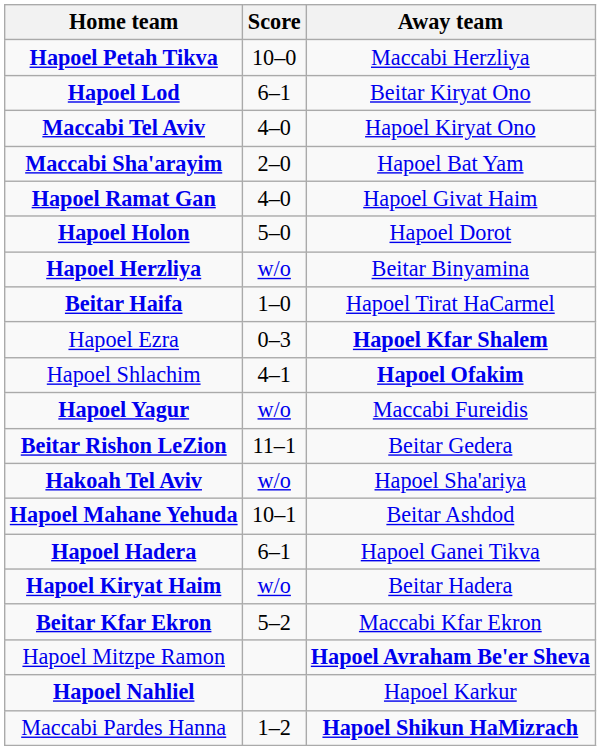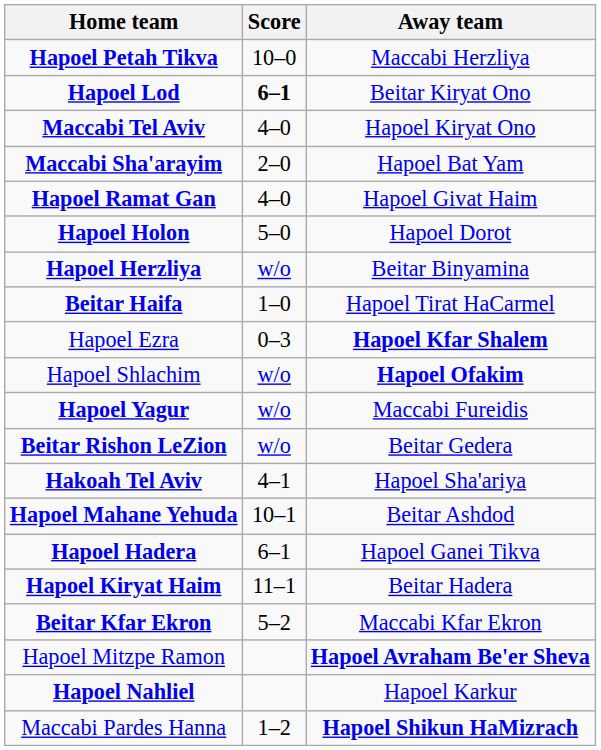(274, 92) normal -> (274, 92) bold
(274, 374) 4–1 -> (274, 374) w/o
(274, 445) 11–1 -> (274, 445) w/o
(274, 480) w/o -> (274, 480) 4–1
(274, 586) w/o -> (274, 586) 11–1
